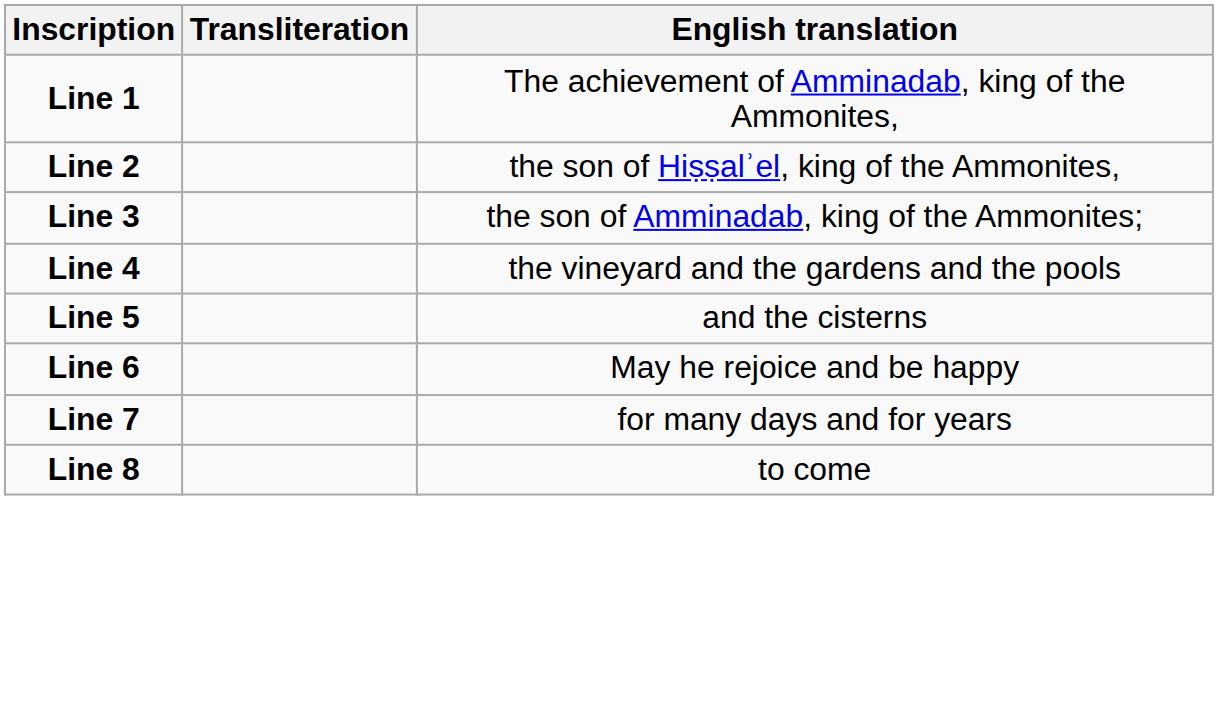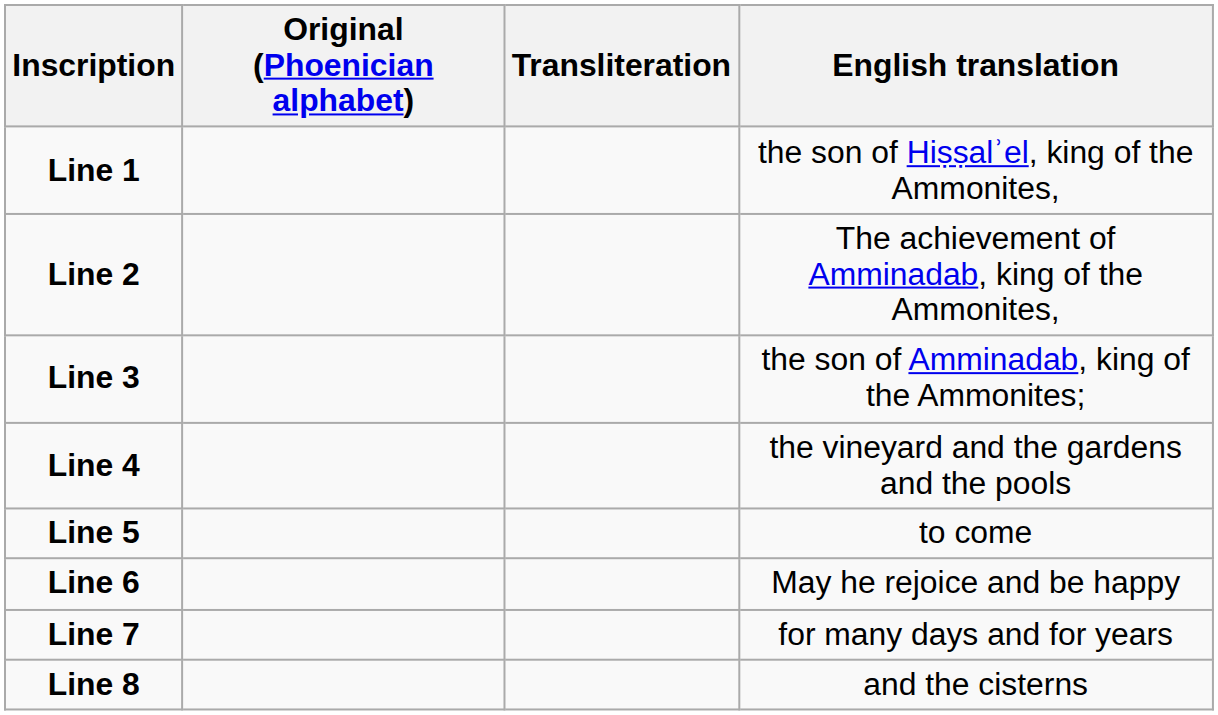+ column: (343, 65)
(815, 98) The achievement of Amminadab, king of the Ammonites, -> (976, 169) the son of Hiṣṣalʾel, king of the Ammonites,
(815, 166) the son of Hiṣṣalʾel, king of the Ammonites, -> (976, 274) The achievement of Amminadab, king of the Ammonites,
(815, 318) and the cisterns -> (976, 532) to come
(815, 469) to come -> (976, 684) and the cisterns
